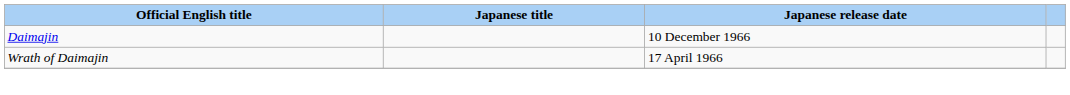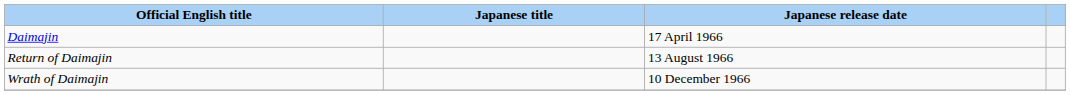(699, 36) 10 December 1966 -> (685, 36) 17 April 1966
+ row: (60, 57)
(685, 57) 17 April 1966 -> (699, 79) 10 December 1966
